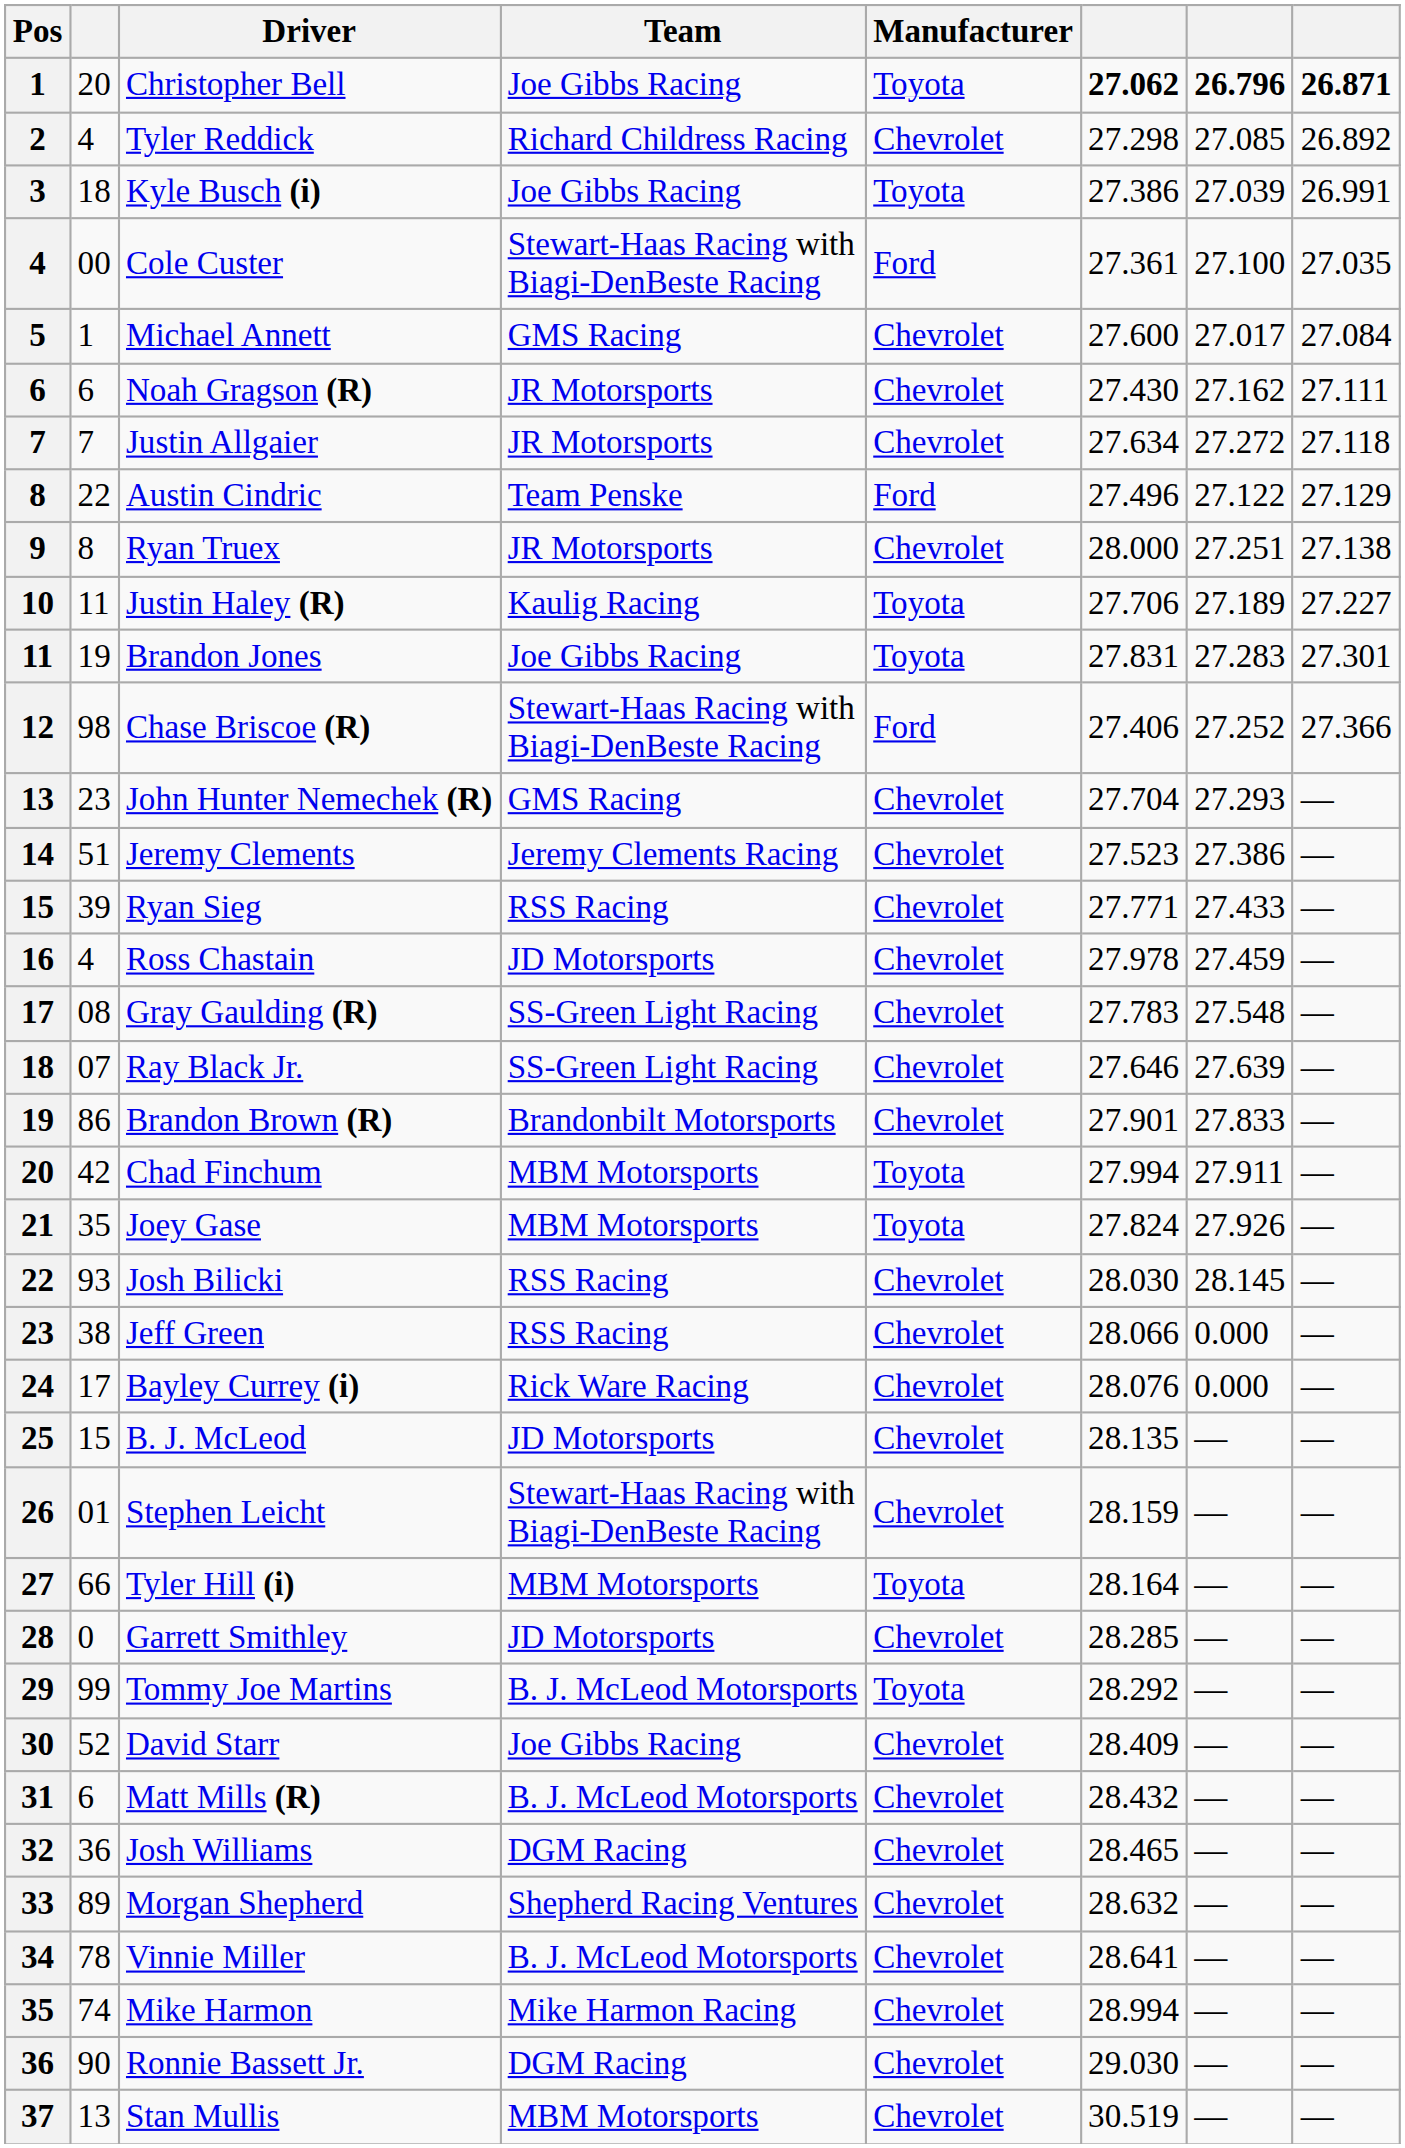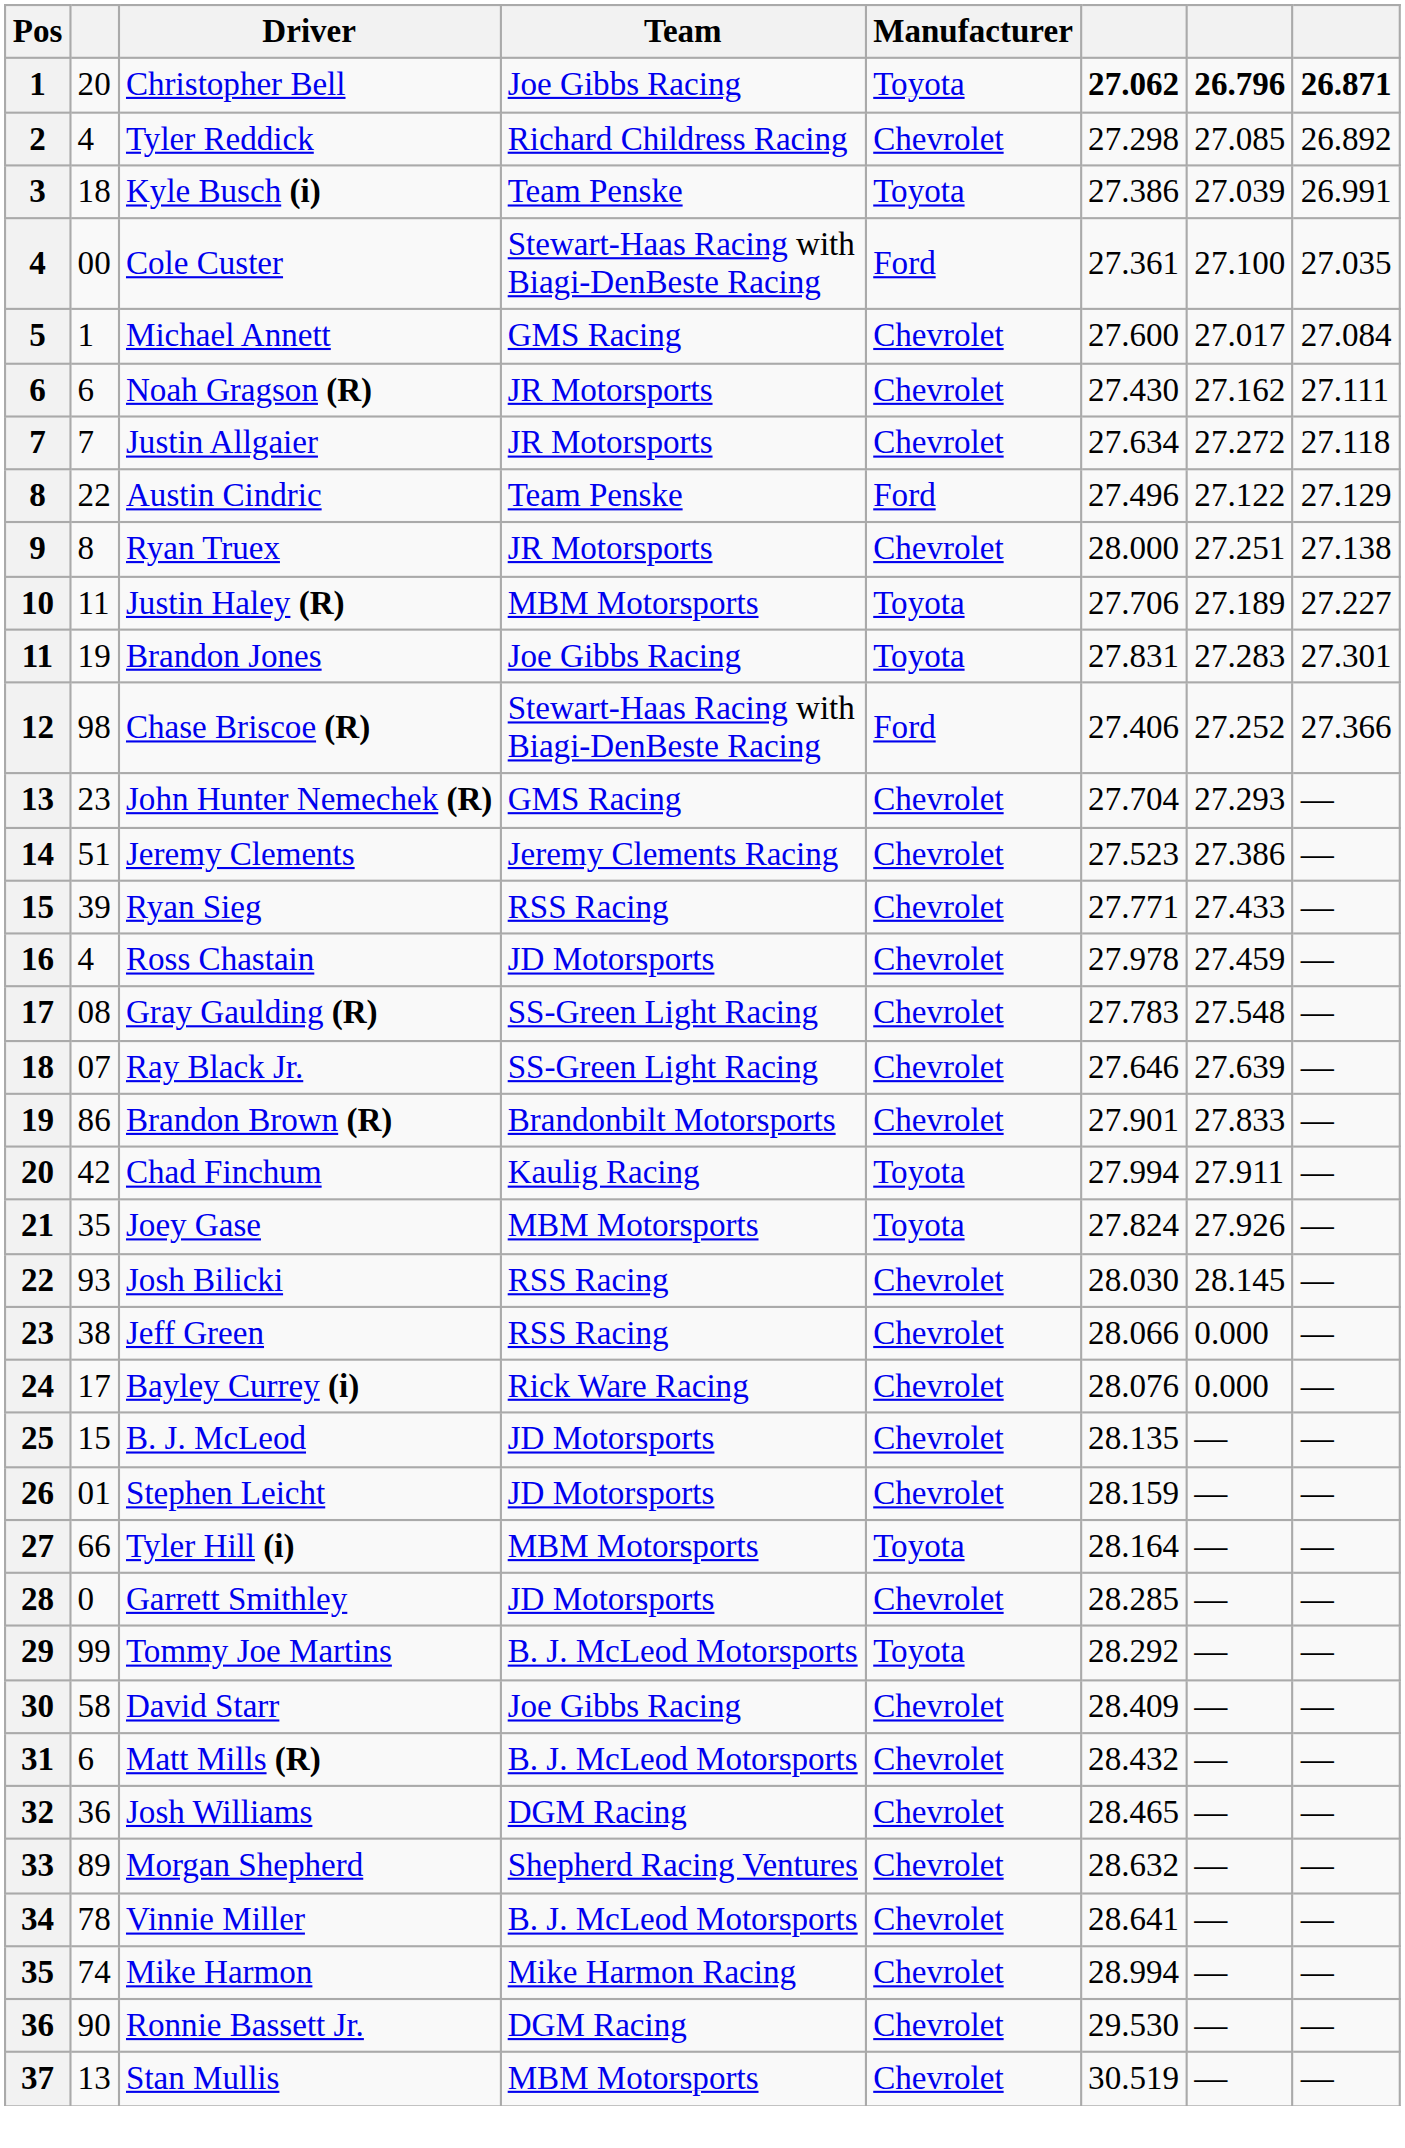(624, 190) Joe Gibbs Racing -> (595, 190) Team Penske
(604, 601) Kaulig Racing -> (633, 601) MBM Motorsports
(633, 1172) MBM Motorsports -> (604, 1172) Kaulig Racing
(681, 1510) Stewart-Haas Racing with Biagi-DenBeste Racing -> (611, 1491) JD Motorsports
(94, 1743) 52 -> (94, 1705) 58
(1134, 2062) 29.030 -> (1134, 2024) 29.530
